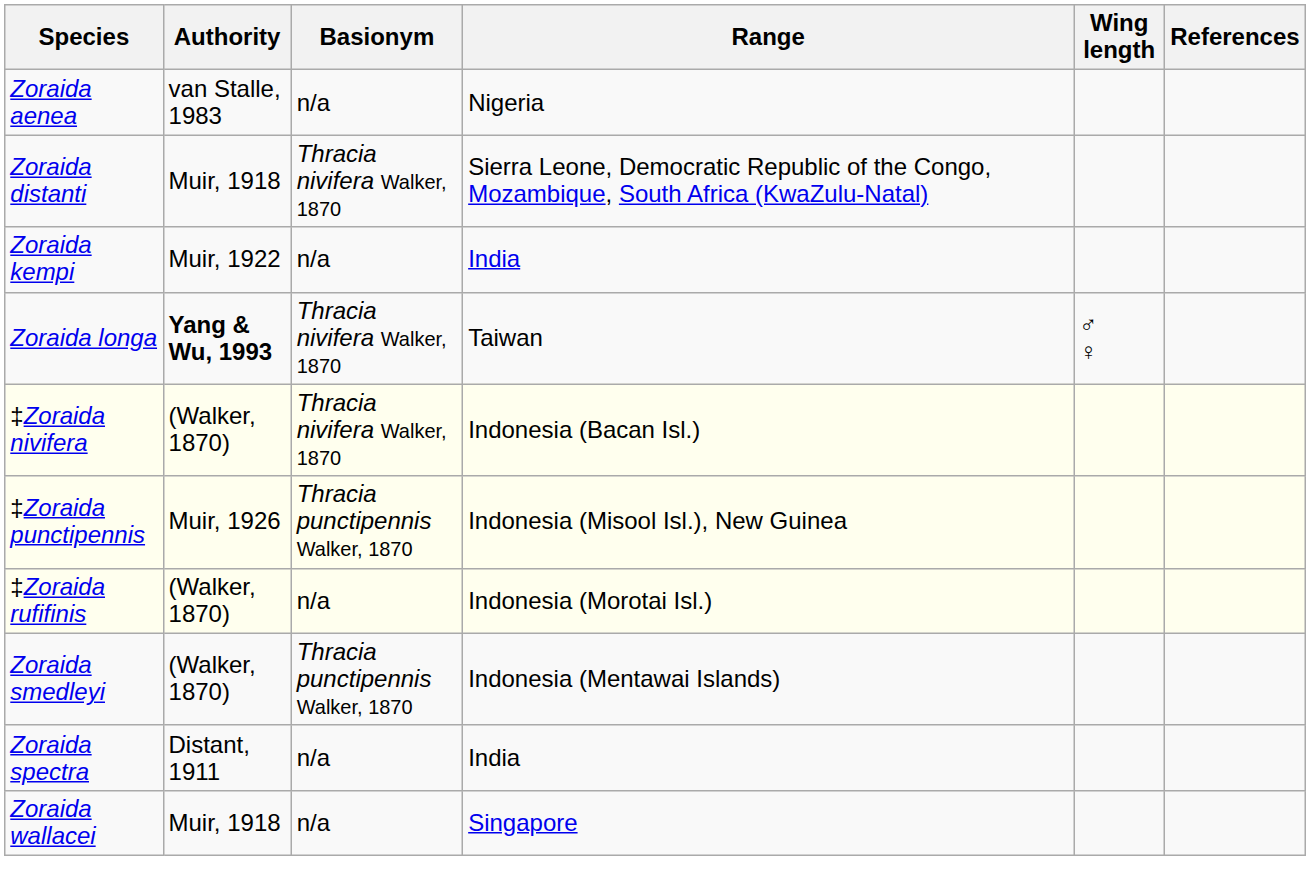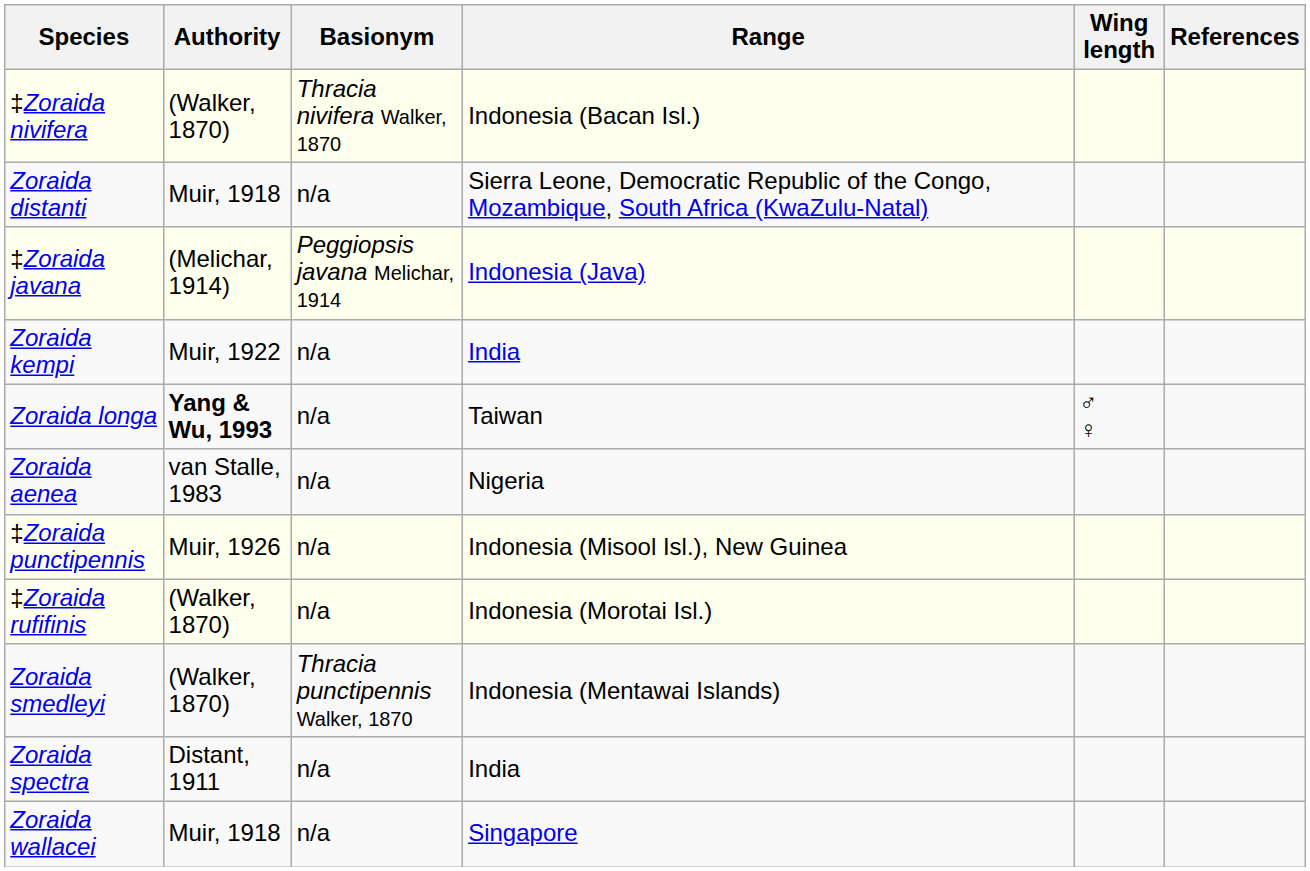rows swapped: (51, 102) <-> (58, 429)
(372, 180) Thracia nivifera Walker, 1870 -> (313, 194) n/a
+ row: (58, 272)
(372, 337) Thracia nivifera Walker, 1870 -> (313, 416) n/a
(364, 521) Thracia punctipennis Walker, 1870 -> (313, 546) n/a
